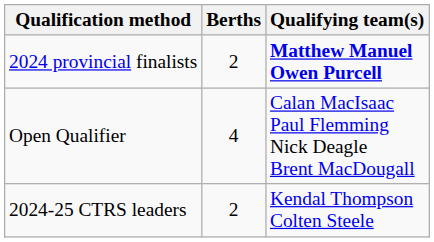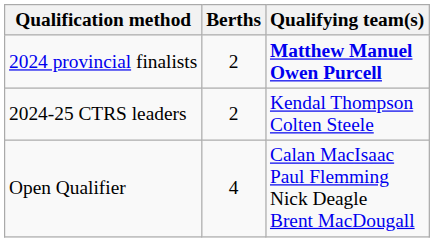rows swapped: (98, 209) <-> (67, 135)
